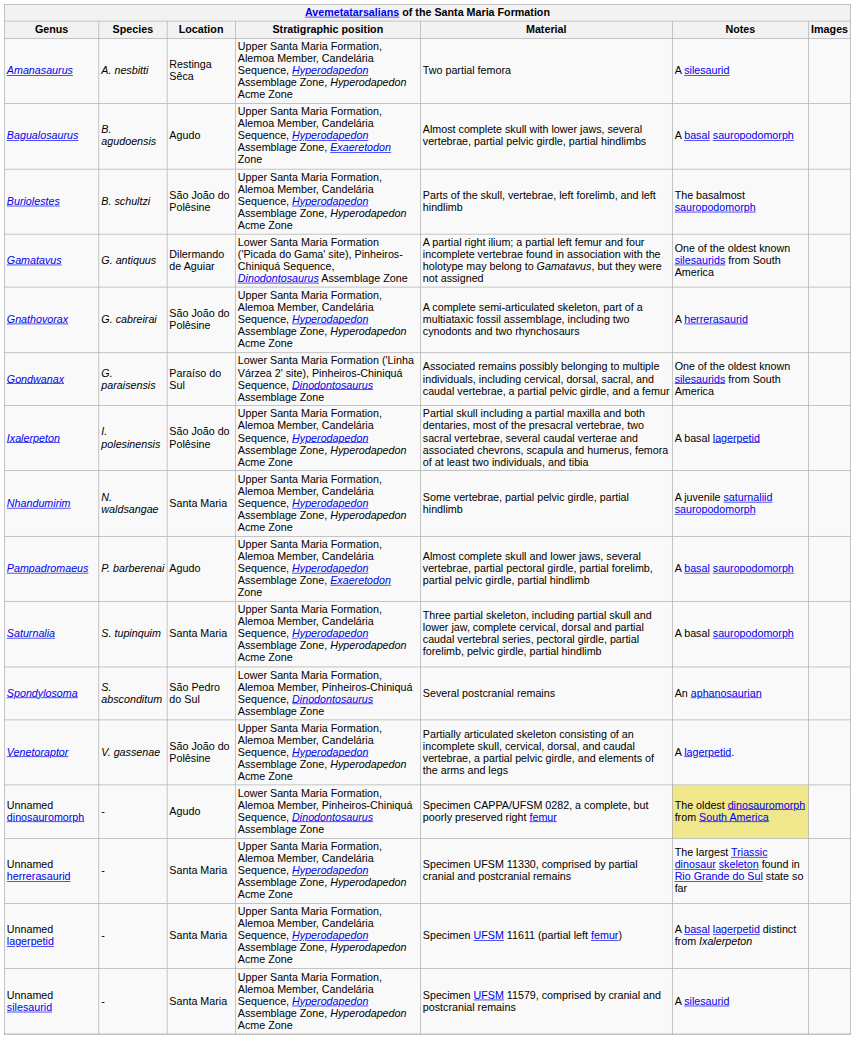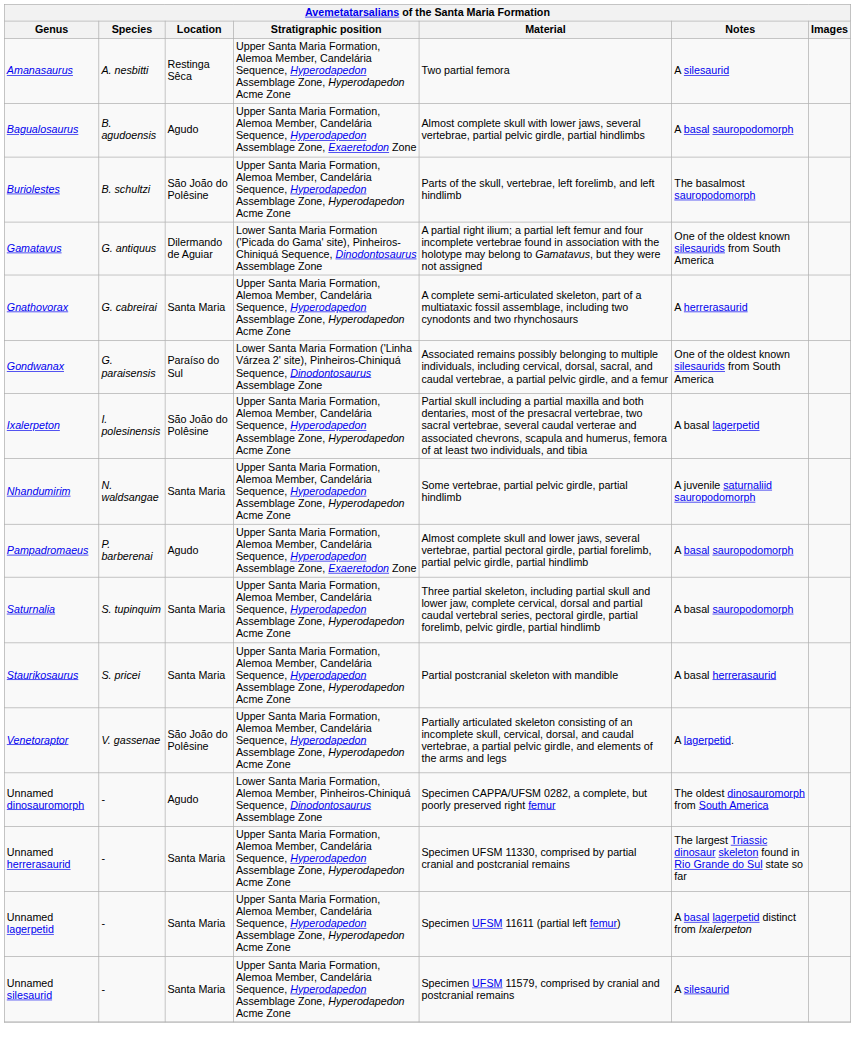(199, 320) São João do Polêsine -> (196, 307) Santa Maria
- row: (42, 693)
+ row: (43, 675)
(740, 811) khaki background -> (740, 799) no background
